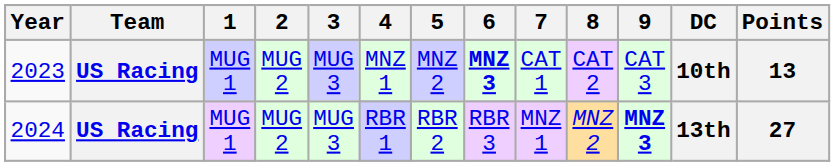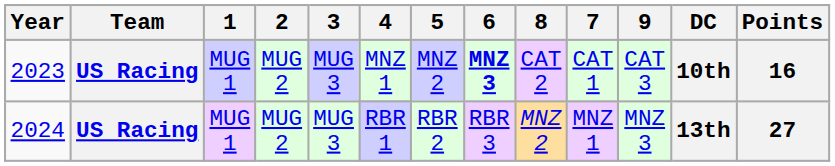columns swapped: (541, 23) <-> (593, 23)
(782, 71) 13 -> (782, 71) 16
(645, 131) bold -> (645, 131) normal
